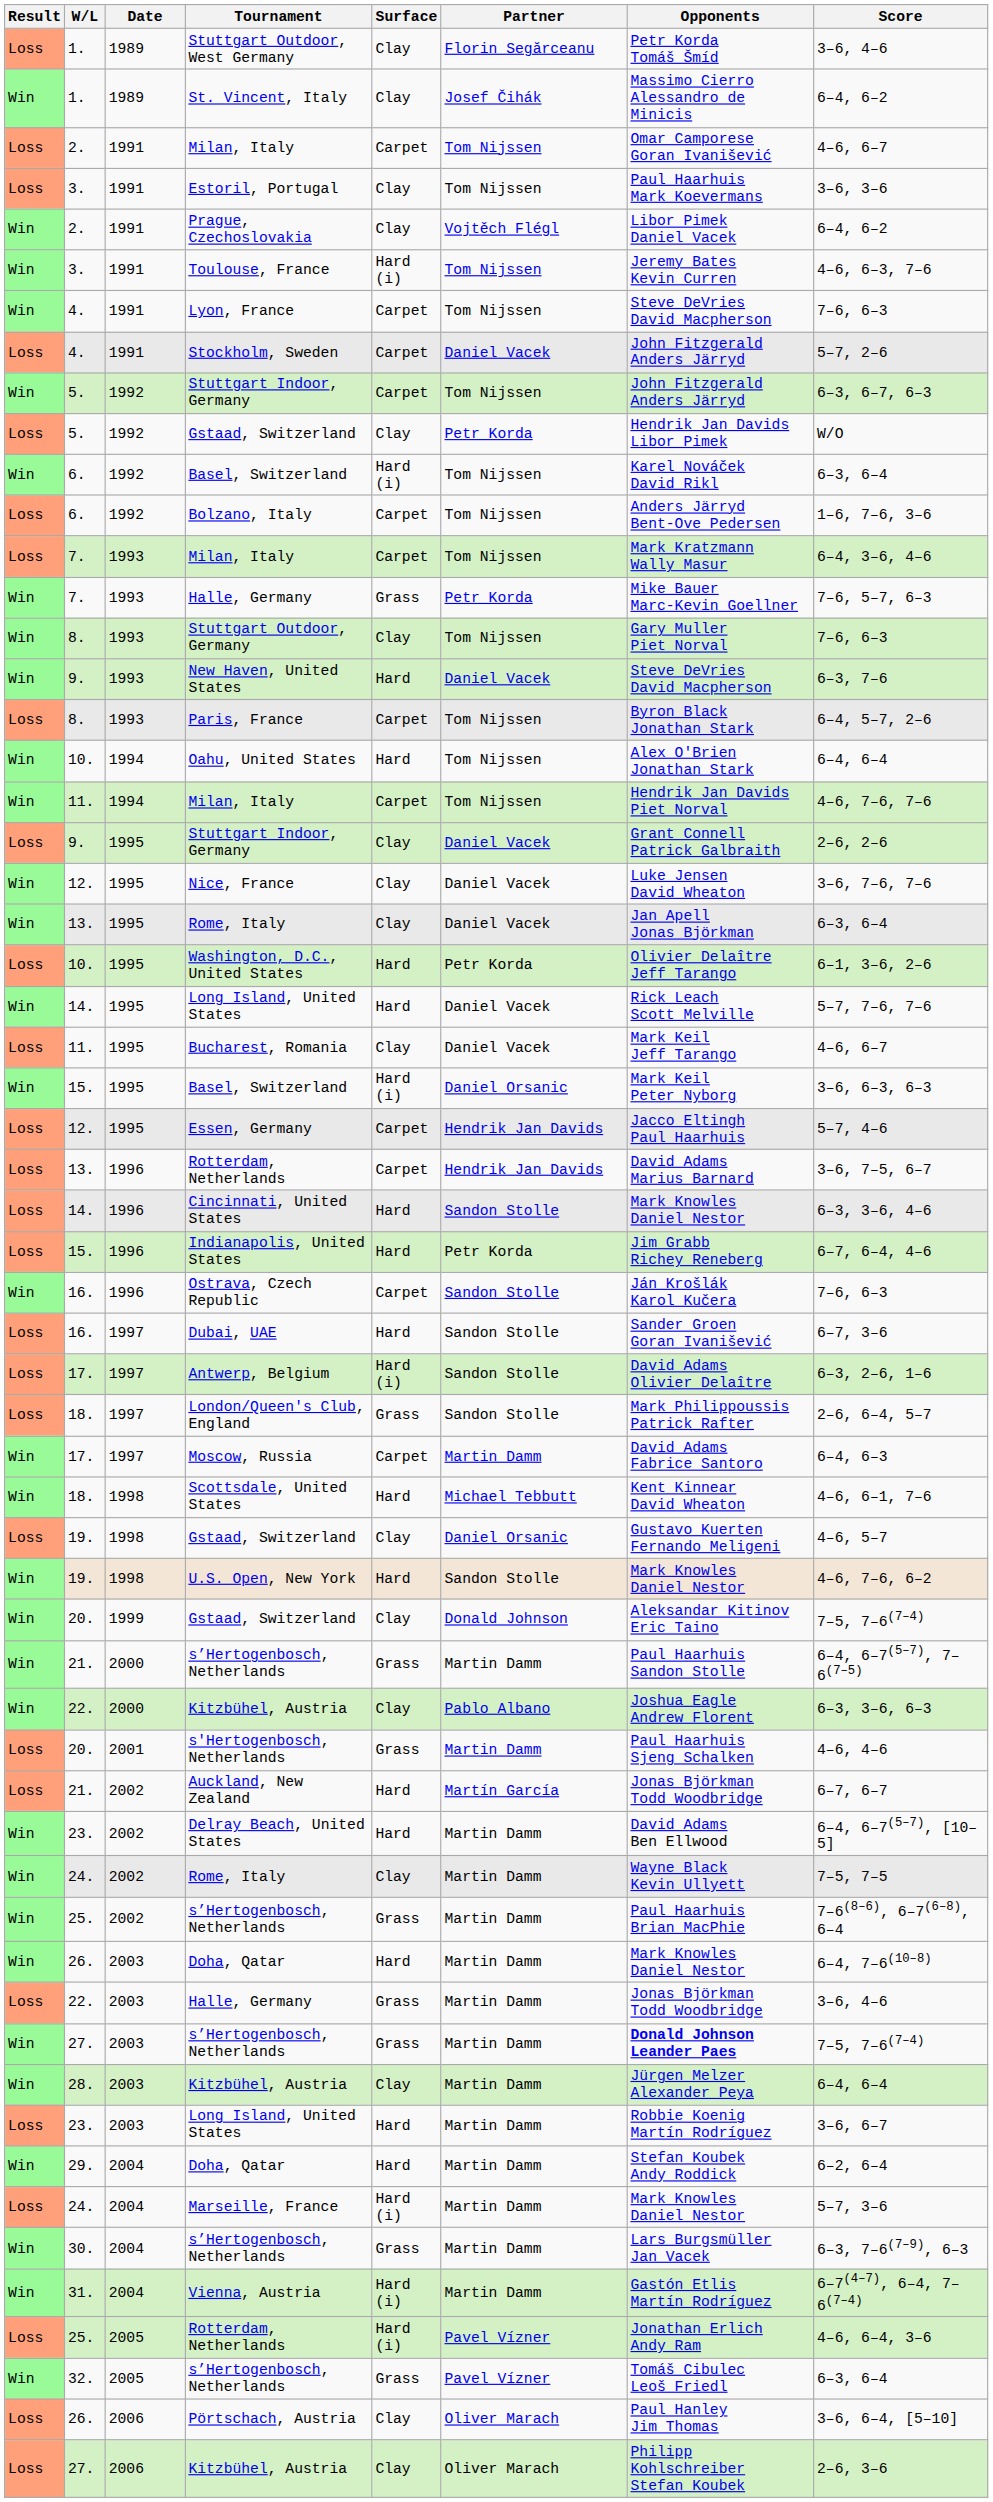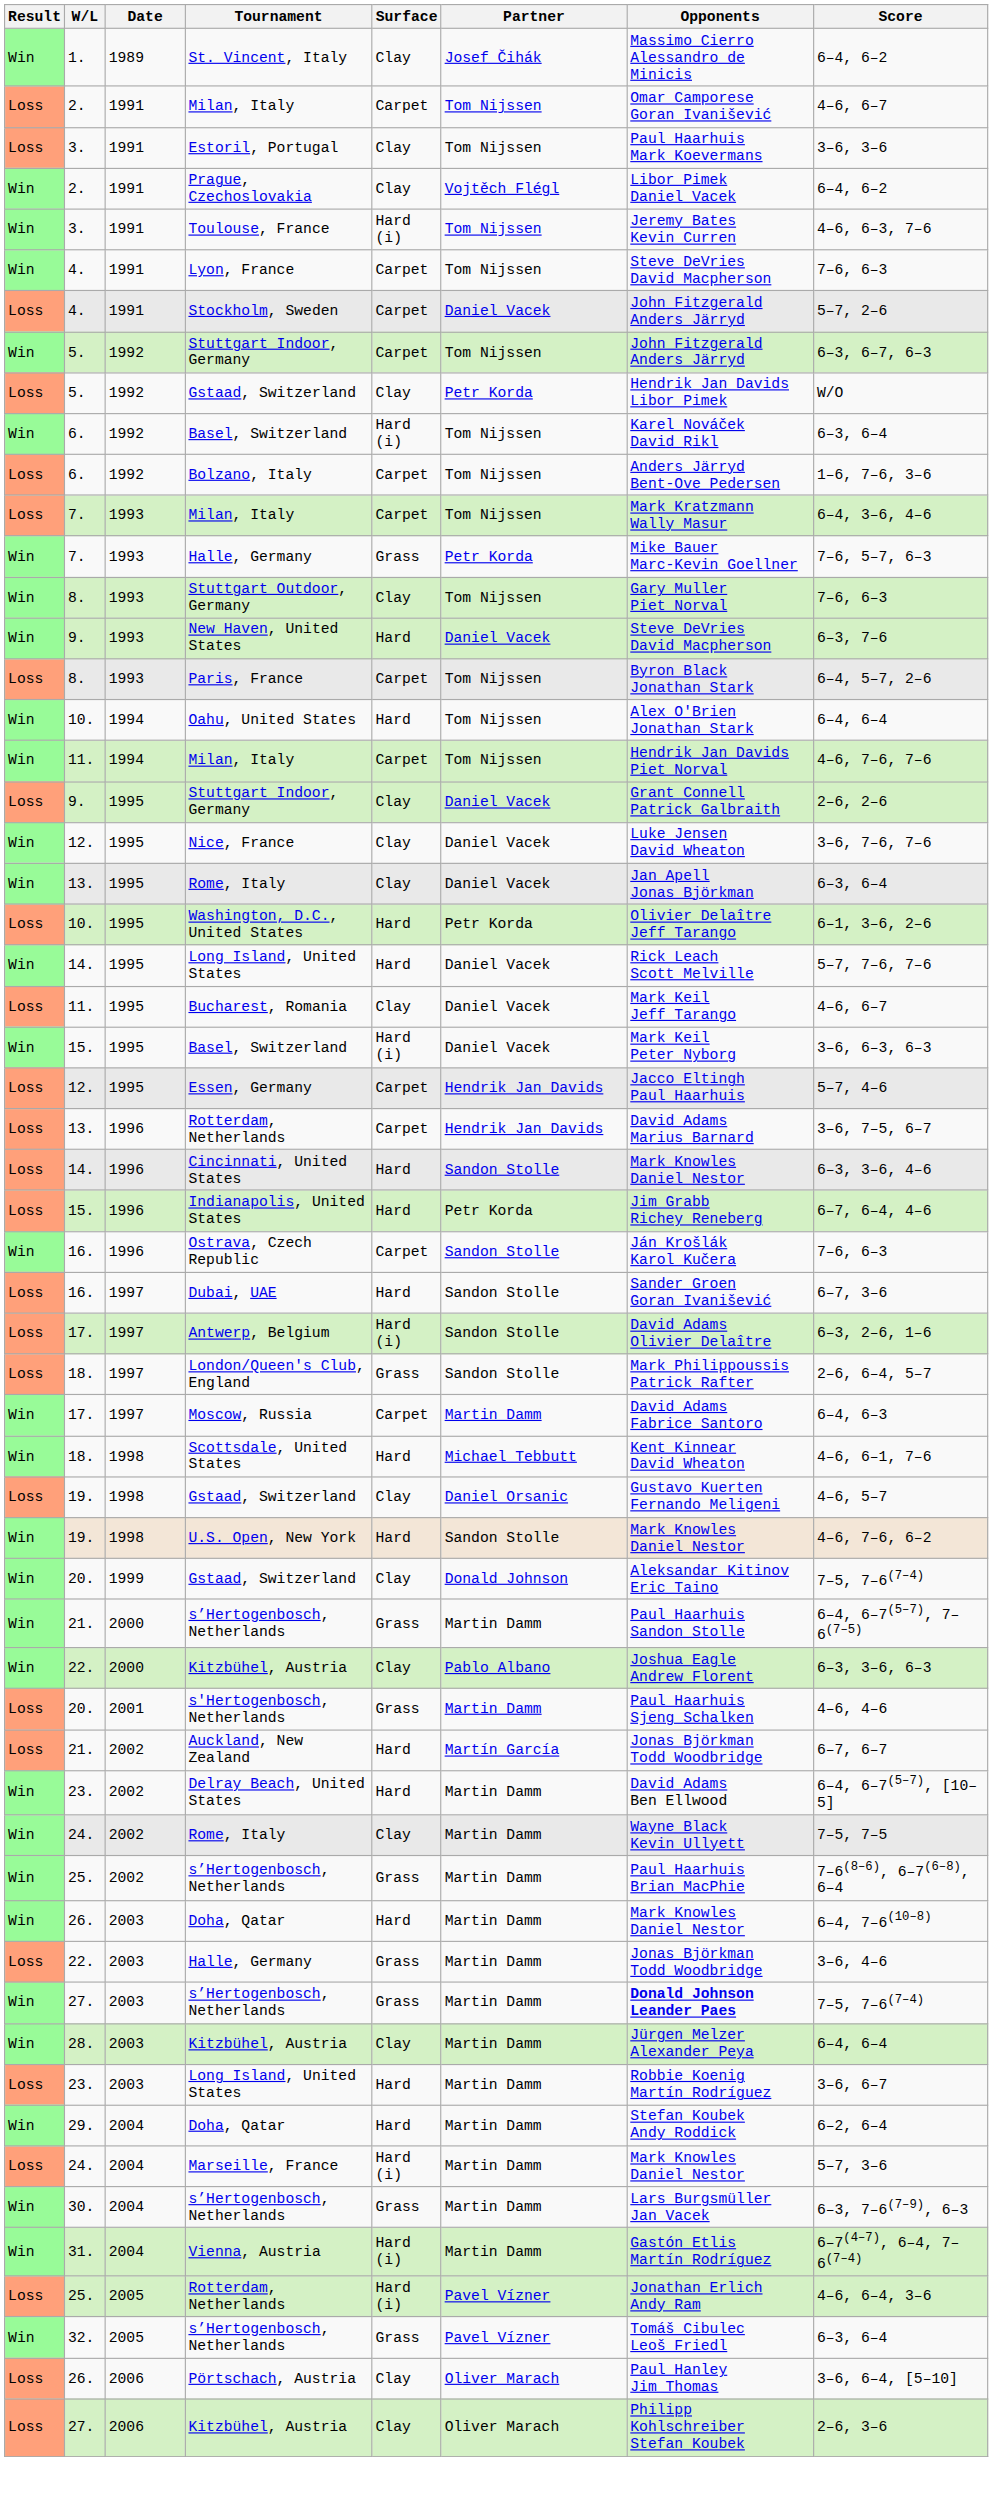- row: (77, 49)
(506, 1088) Daniel Orsanic -> (498, 1047) Daniel Vacek
